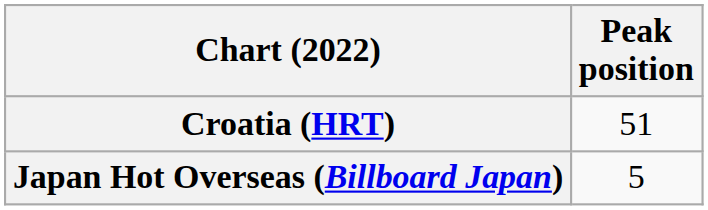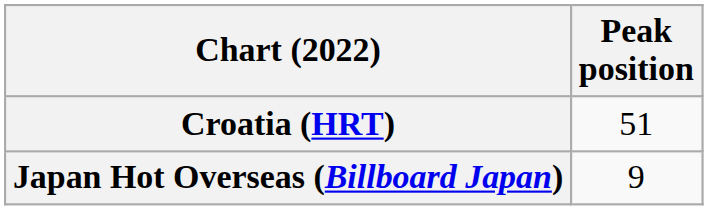(636, 177) 5 -> (636, 177) 9
